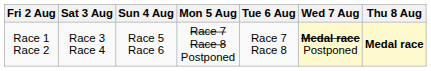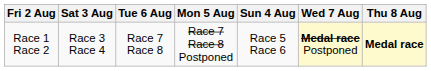columns swapped: (146, 13) <-> (269, 13)
